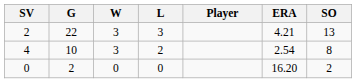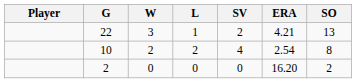columns swapped: (222, 13) <-> (27, 13)
(160, 31) 3 -> (195, 31) 1
(116, 50) 3 -> (151, 50) 2
